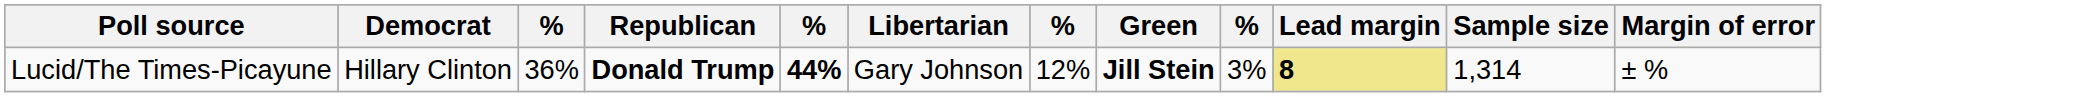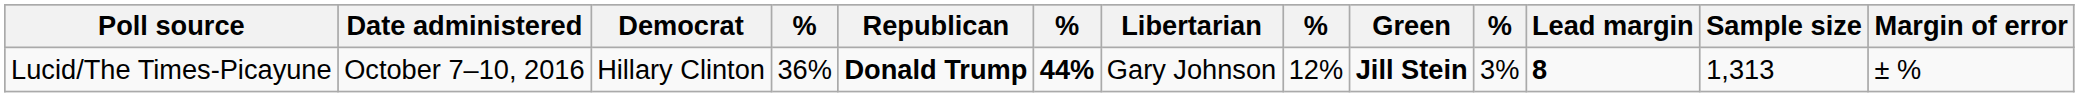+ column: (464, 26)
(1287, 69) khaki background -> (1540, 69) no background
(1487, 69) 1,314 -> (1740, 69) 1,313
